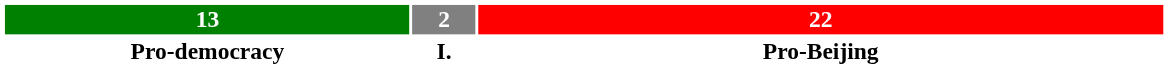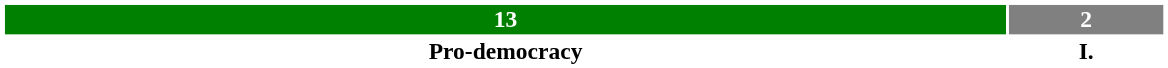- column: (821, 19)
